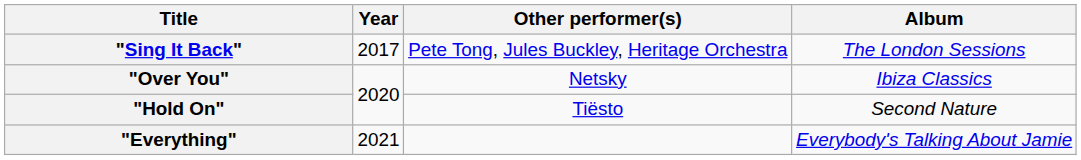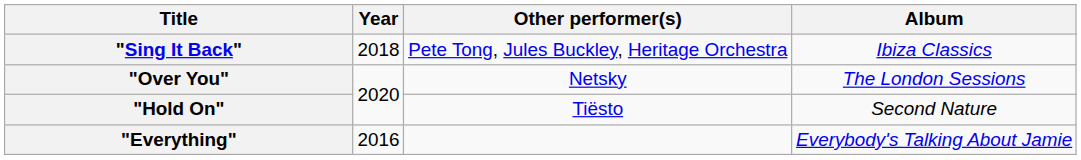(378, 49) 2017 -> (378, 49) 2018
(934, 49) The London Sessions -> (934, 49) Ibiza Classics
(934, 79) Ibiza Classics -> (934, 79) The London Sessions
(378, 139) 2021 -> (378, 139) 2016
